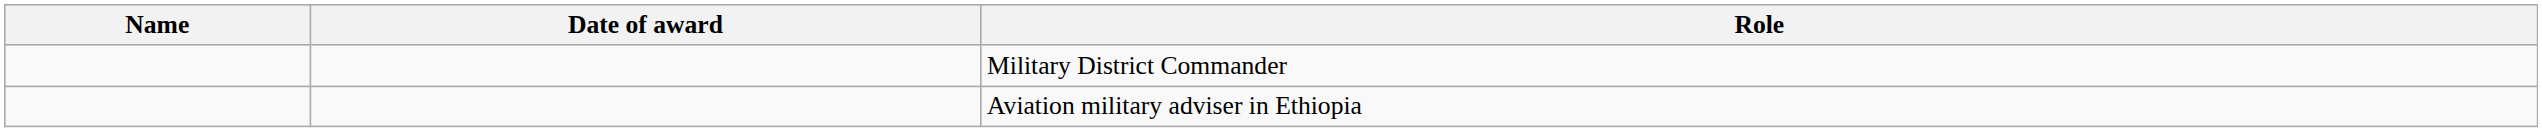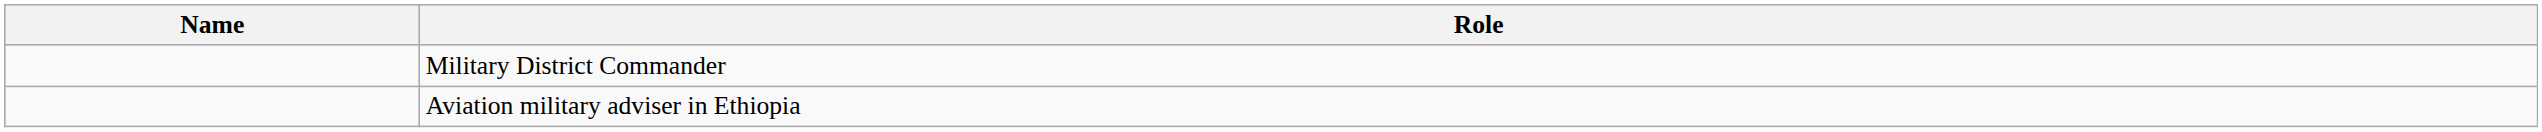- column: (645, 24)
